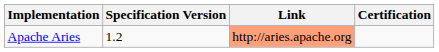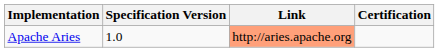(114, 36) 1.2 -> (114, 36) 1.0
